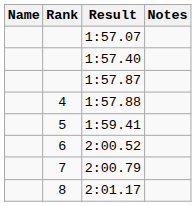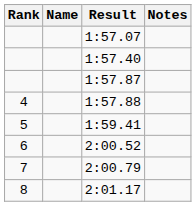columns swapped: (62, 15) <-> (24, 15)
